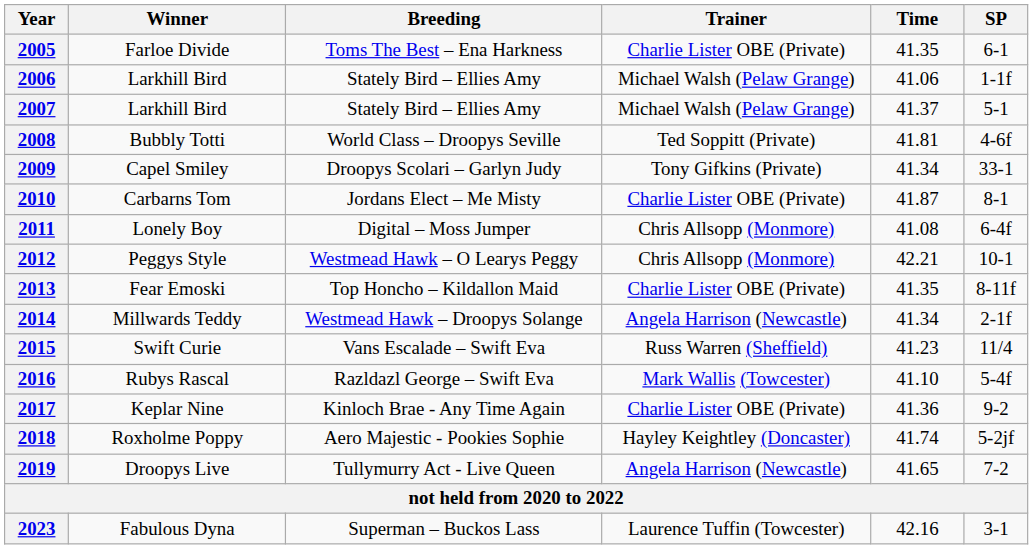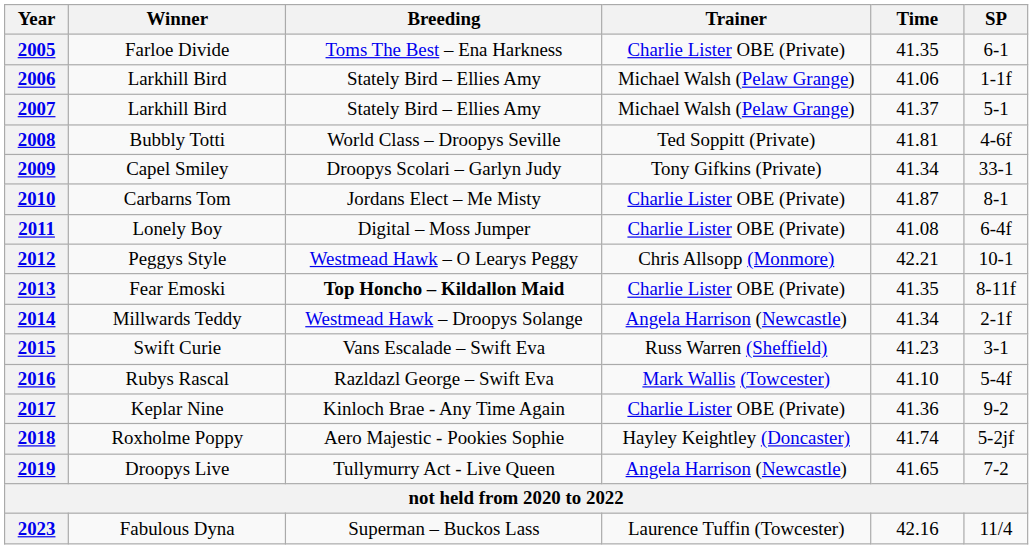(736, 229) Chris Allsopp (Monmore) -> (736, 229) Charlie Lister OBE (Private)
(444, 288) normal -> (444, 288) bold
(996, 348) 11/4 -> (996, 348) 3-1
(996, 528) 3-1 -> (996, 528) 11/4
